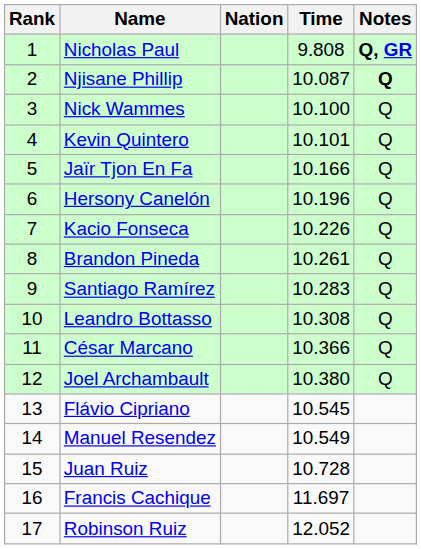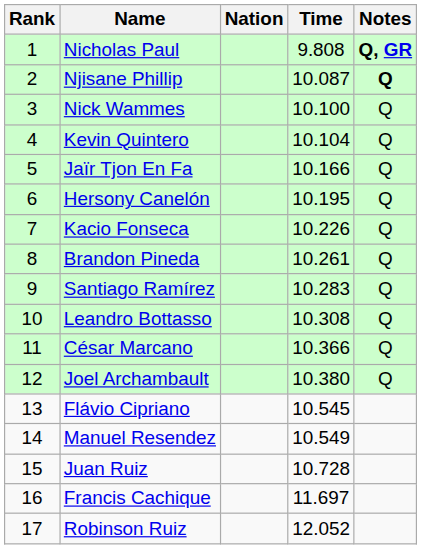(321, 139) 10.101 -> (321, 139) 10.104
(321, 199) 10.196 -> (321, 199) 10.195
